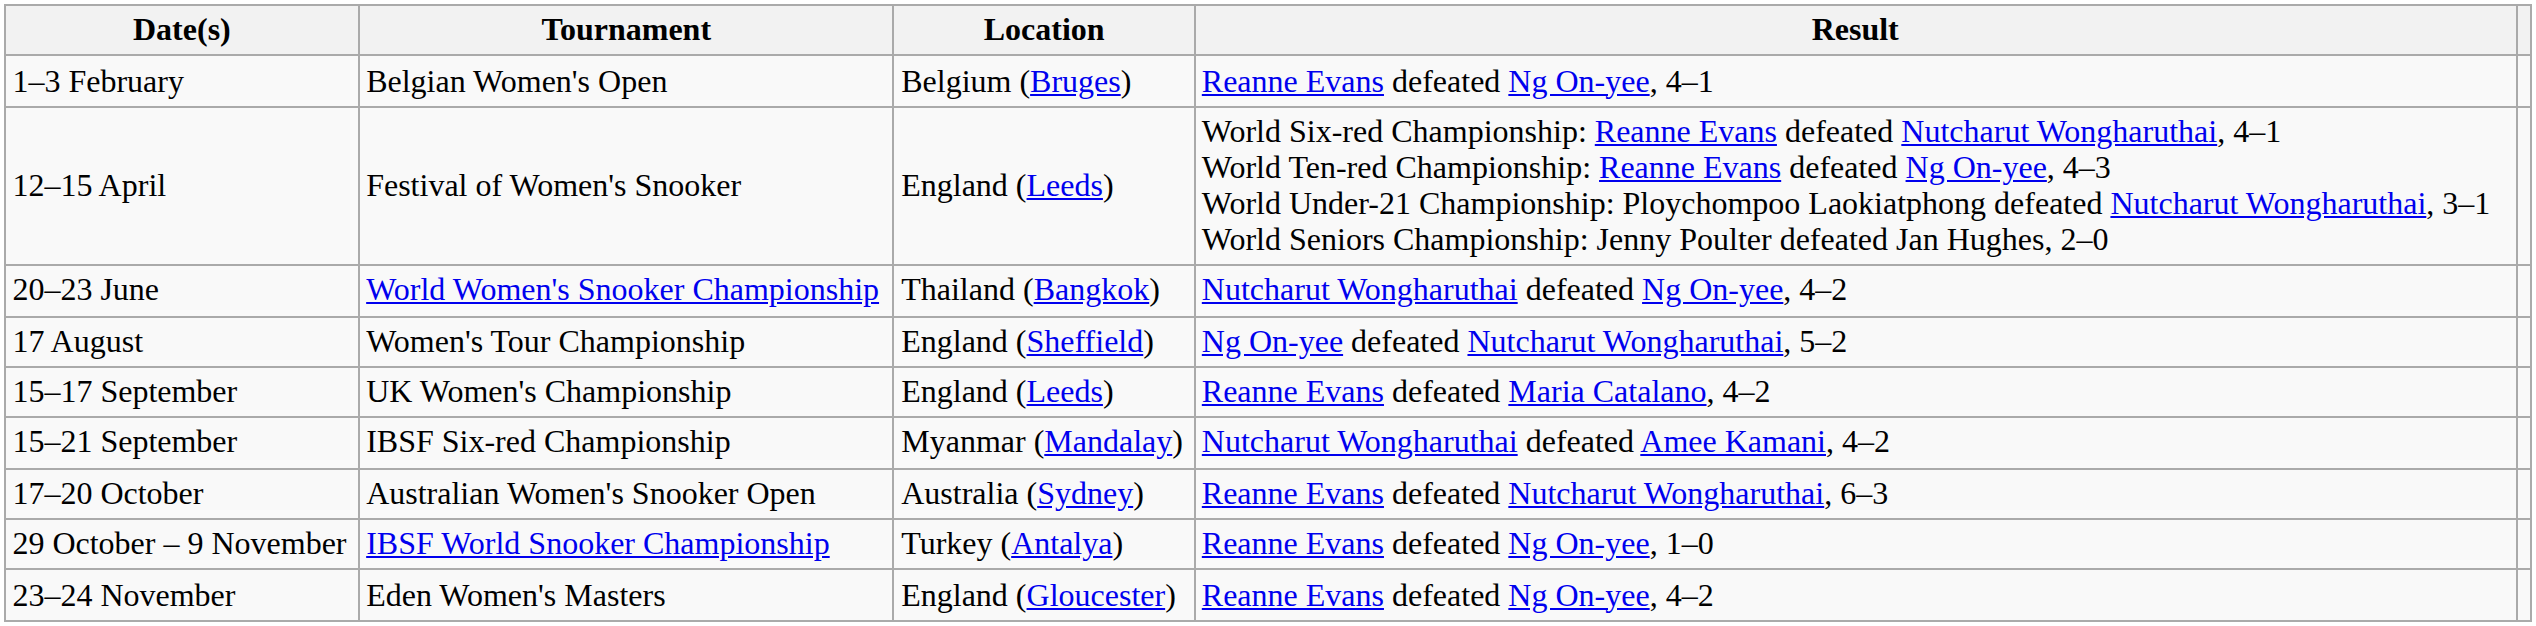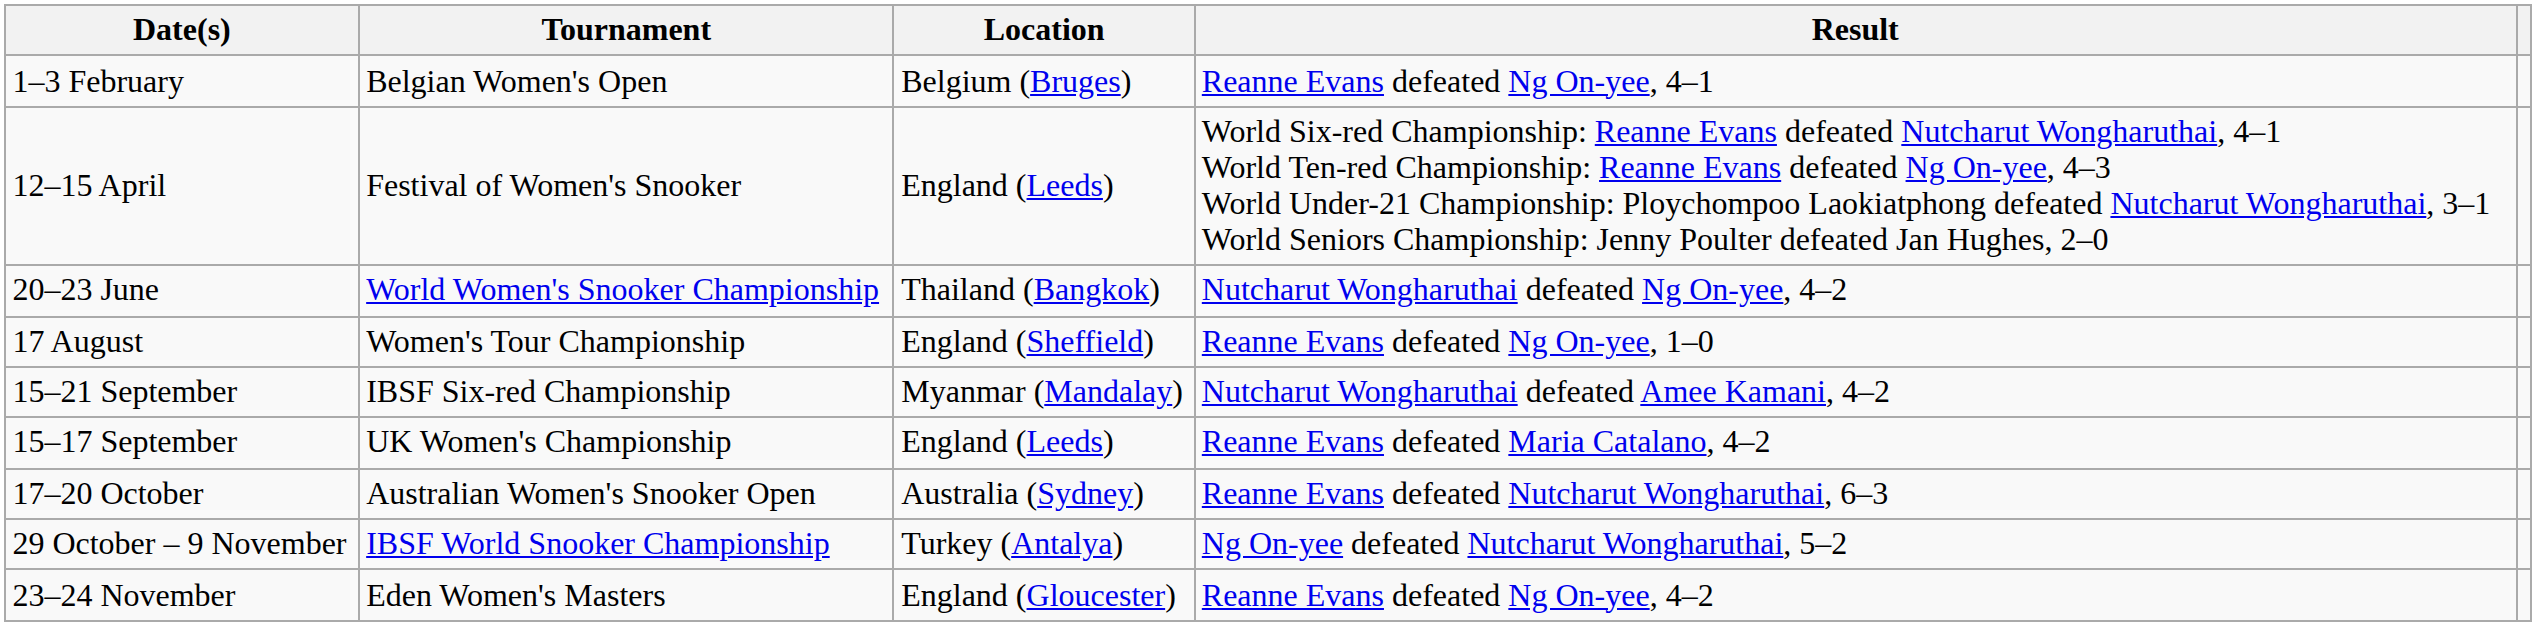(1525, 340) Ng On-yee defeated Nutcharut Wongharuthai, 5–2 -> (1458, 340) Reanne Evans defeated Ng On-yee, 1–0
rows swapped: (125, 391) <-> (125, 442)
(1458, 543) Reanne Evans defeated Ng On-yee, 1–0 -> (1525, 543) Ng On-yee defeated Nutcharut Wongharuthai, 5–2
